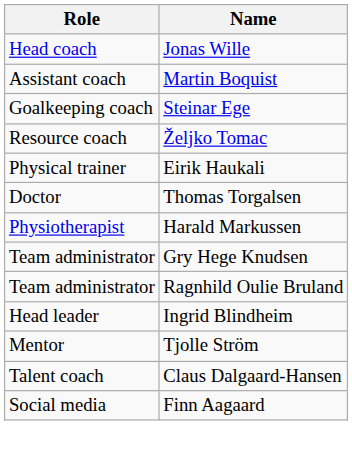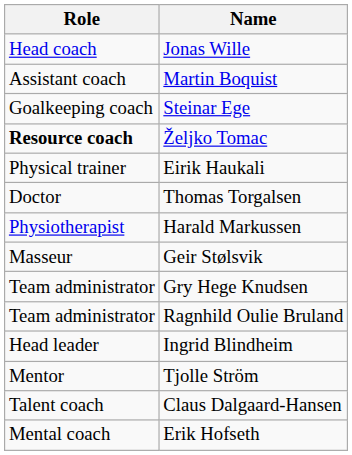(68, 138) normal -> (71, 138) bold
+ row: (213, 256)
+ row: (211, 434)
- row: (214, 405)
